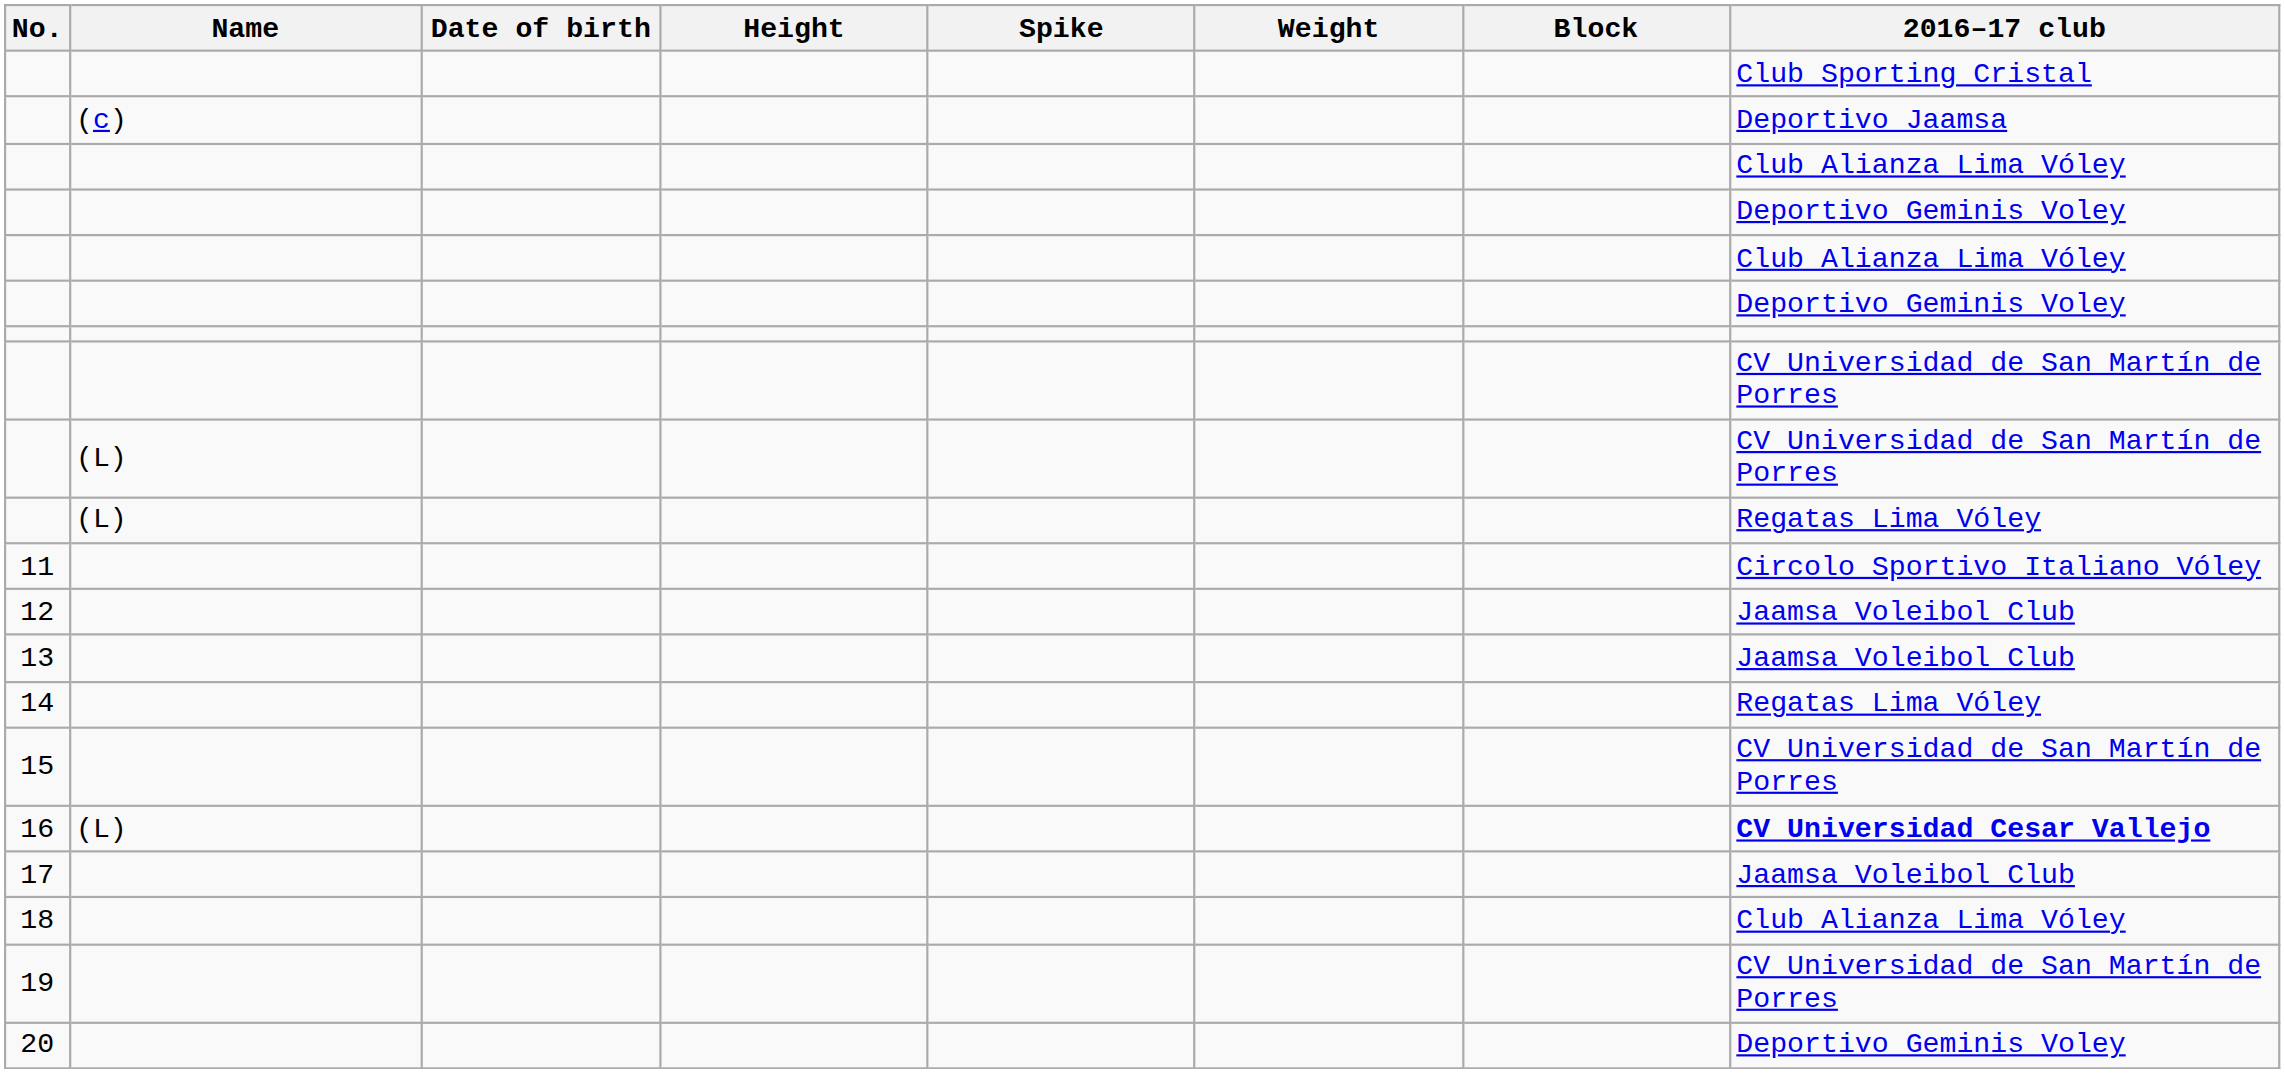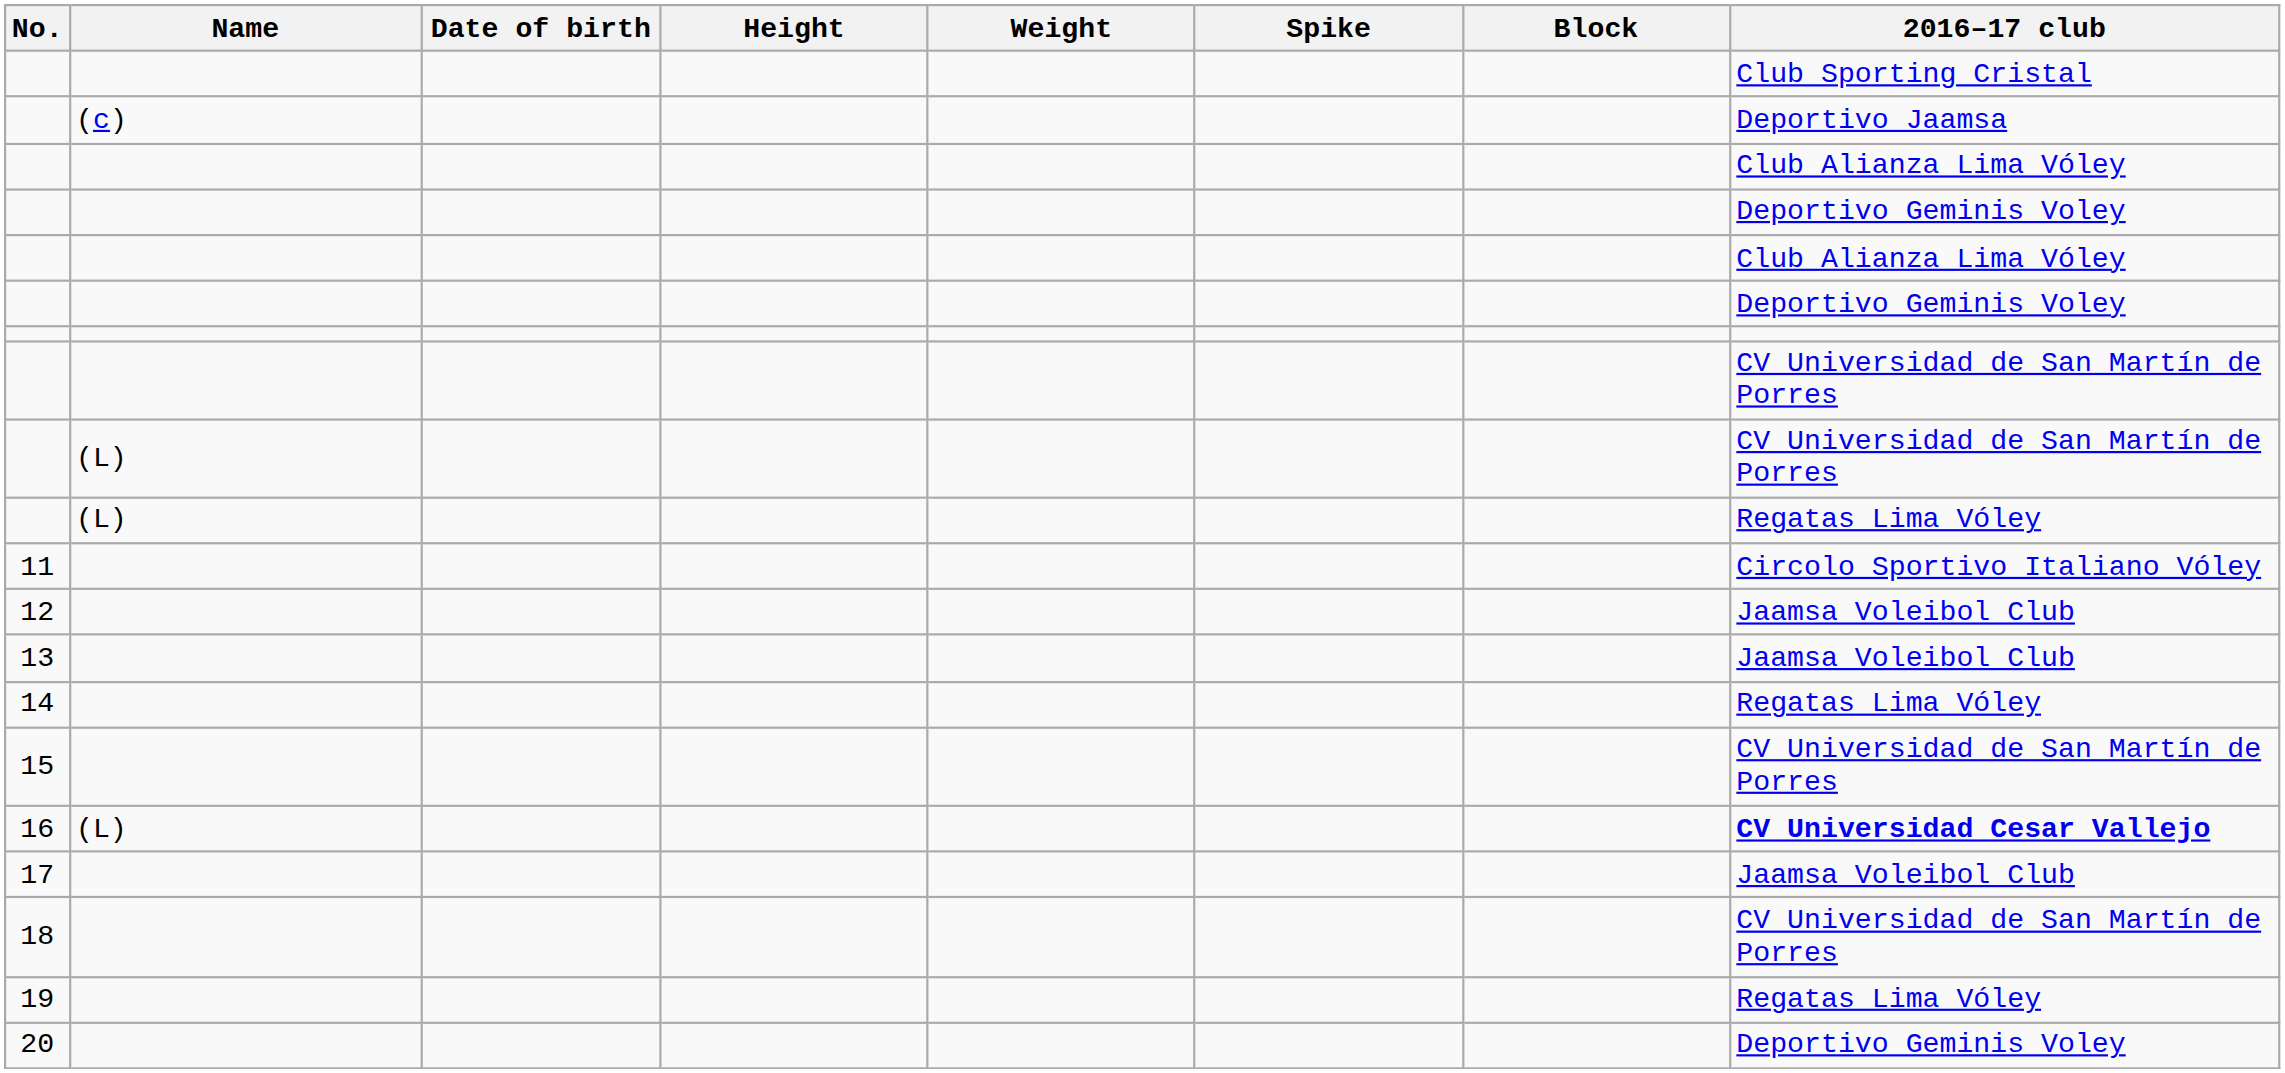columns swapped: (1329, 28) <-> (1061, 28)
(1931, 921) Club Alianza Lima Vóley -> (1999, 937) CV Universidad de San Martín de Porres
(1999, 983) CV Universidad de San Martín de Porres -> (1889, 999) Regatas Lima Vóley
